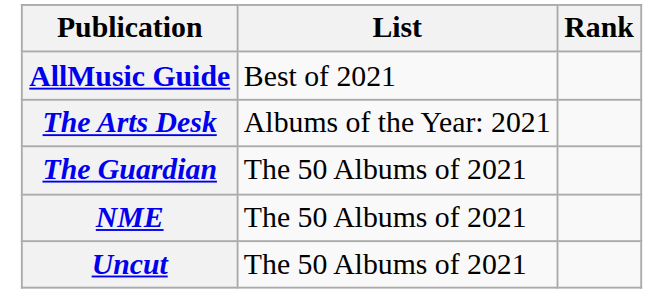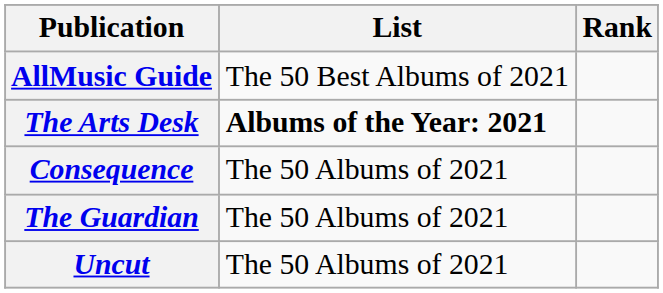(320, 75) Best of 2021 -> (397, 75) The 50 Best Albums of 2021
(397, 122) normal -> (386, 122) bold
+ row: (112, 169)
- row: (130, 216)
